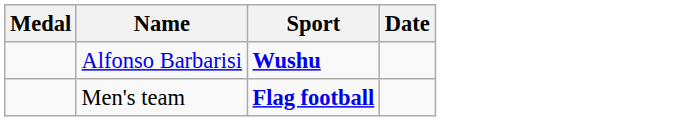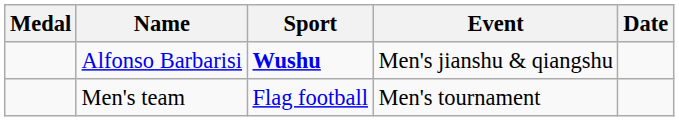+ column: (496, 23)
(313, 97) bold -> (310, 97) normal
